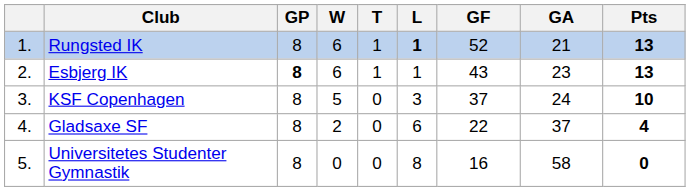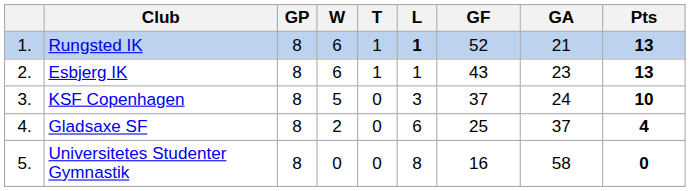(297, 72) bold -> (297, 72) normal
(478, 126) 22 -> (478, 126) 25
